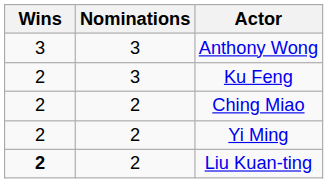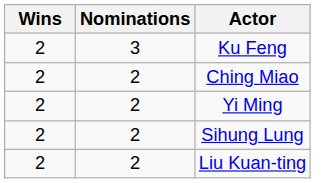- row: (258, 47)
+ row: (252, 134)
(40, 163) bold -> (40, 163) normal
